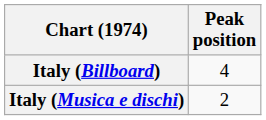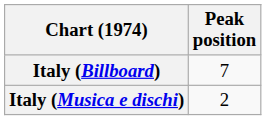(225, 70) 4 -> (225, 70) 7
